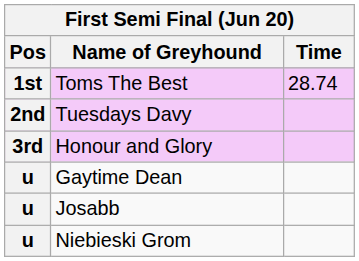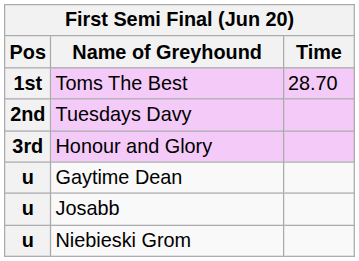(313, 83) 28.74 -> (313, 83) 28.70
